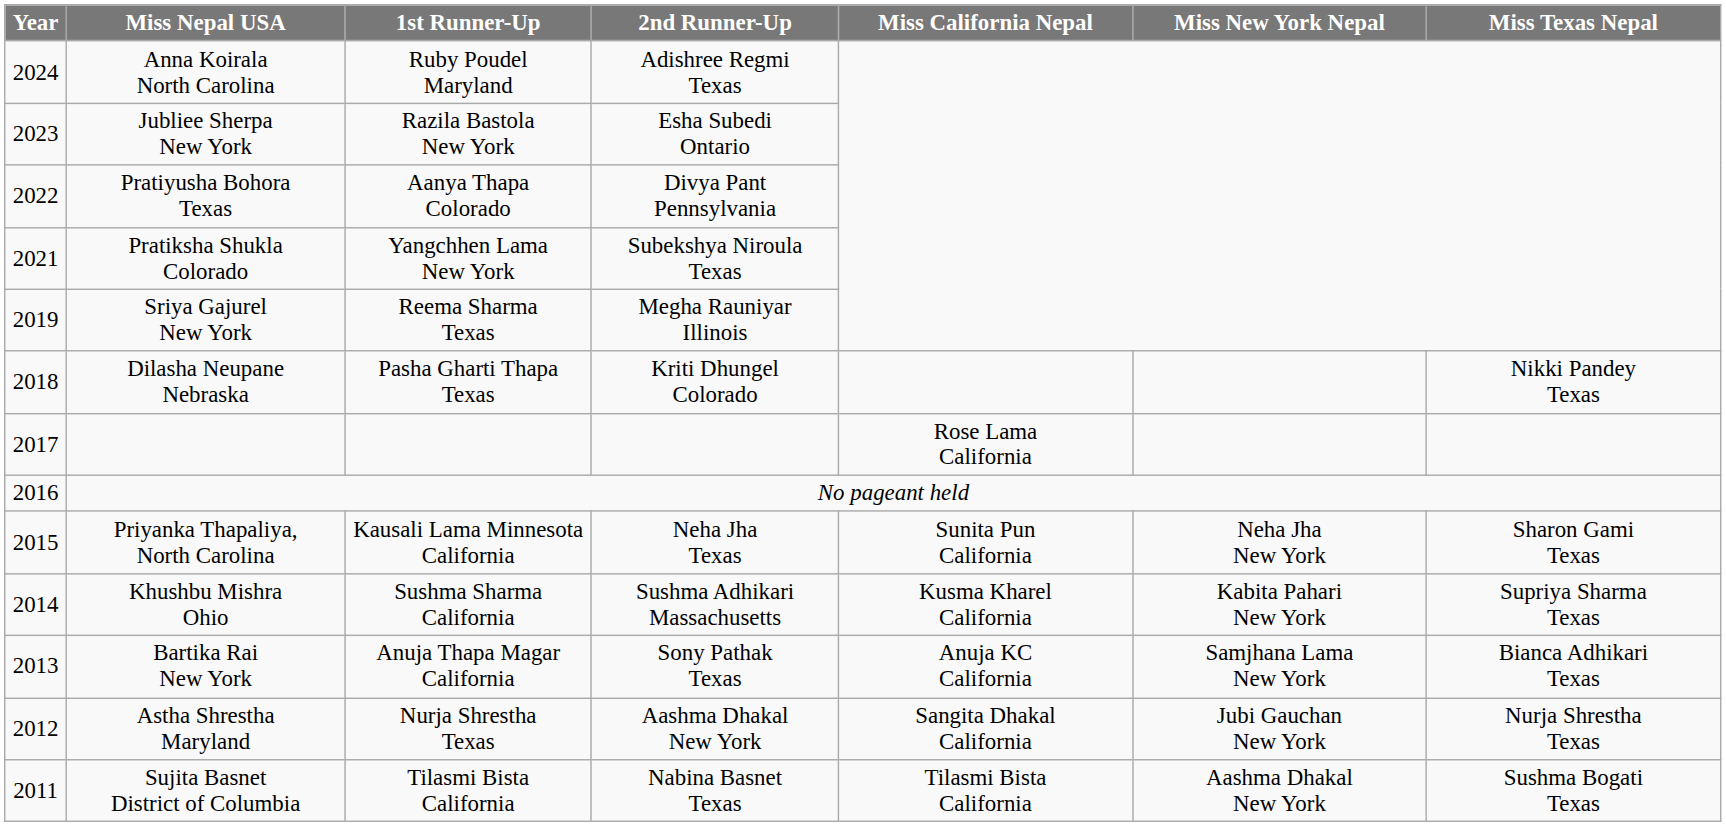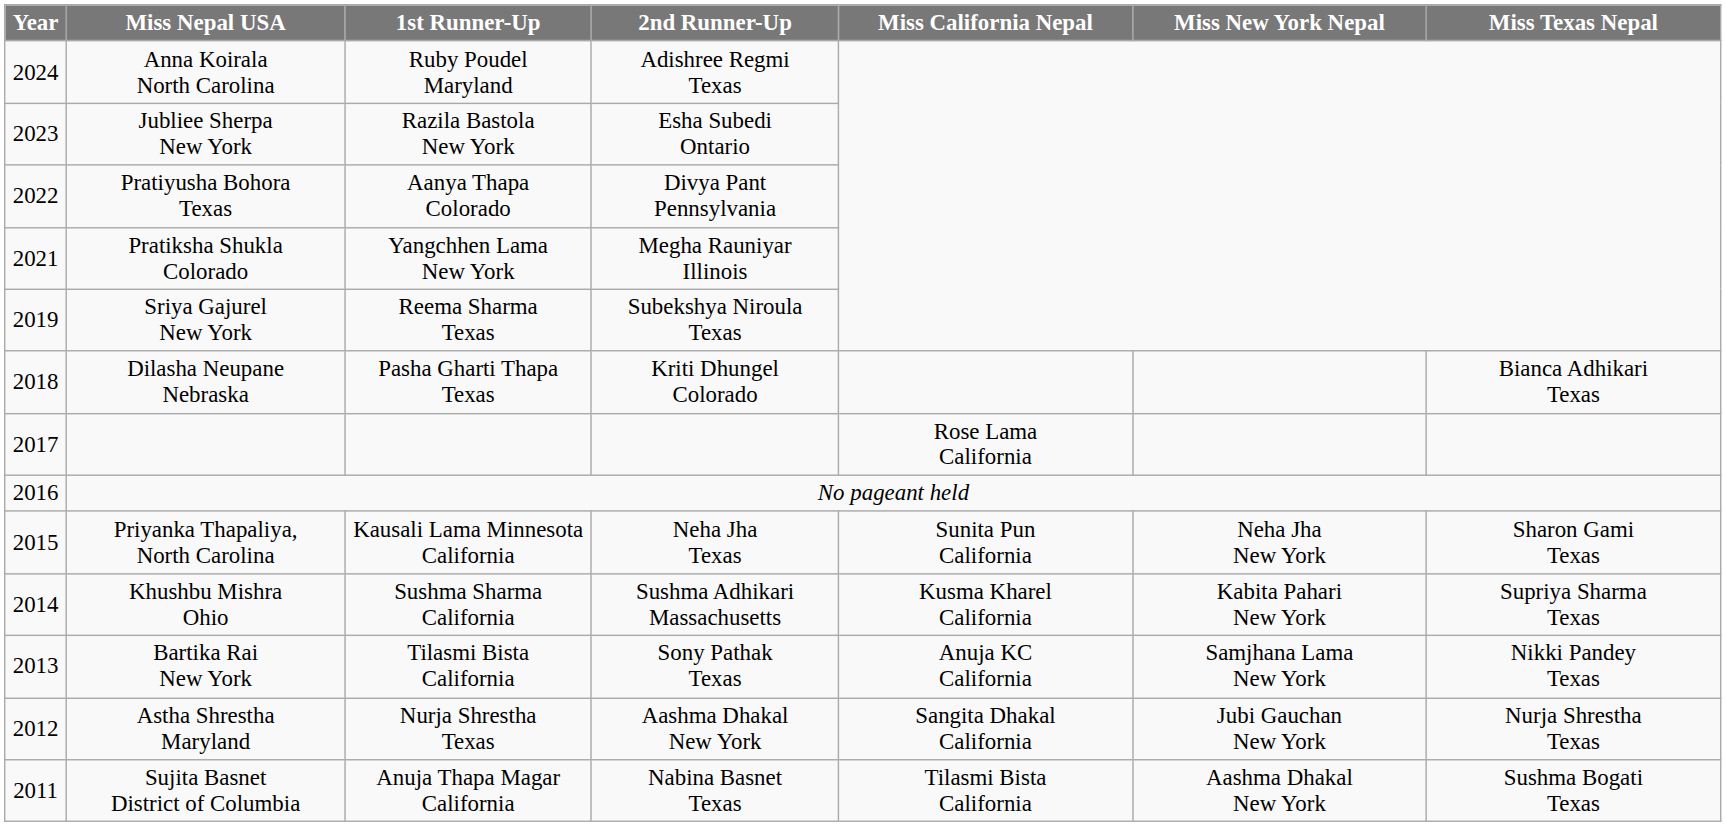(715, 257) Subekshya Niroula Texas -> (715, 257) Megha Rauniyar Illinois
(715, 319) Megha Rauniyar Illinois -> (715, 319) Subekshya Niroula Texas
(1573, 381) Nikki Pandey Texas -> (1573, 381) Bianca Adhikari Texas
(468, 666) Anuja Thapa Magar California -> (468, 666) Tilasmi Bista California
(1573, 666) Bianca Adhikari Texas -> (1573, 666) Nikki Pandey Texas
(468, 790) Tilasmi Bista California -> (468, 790) Anuja Thapa Magar California
